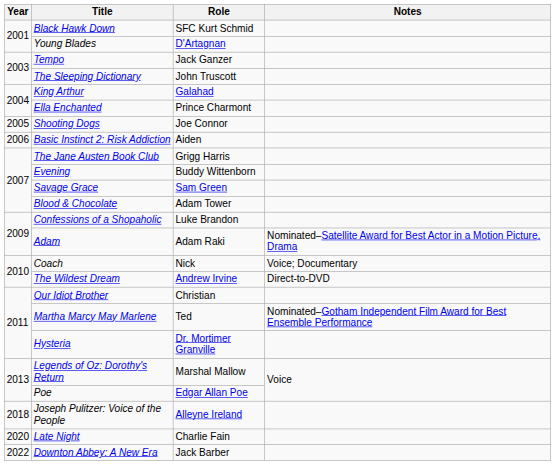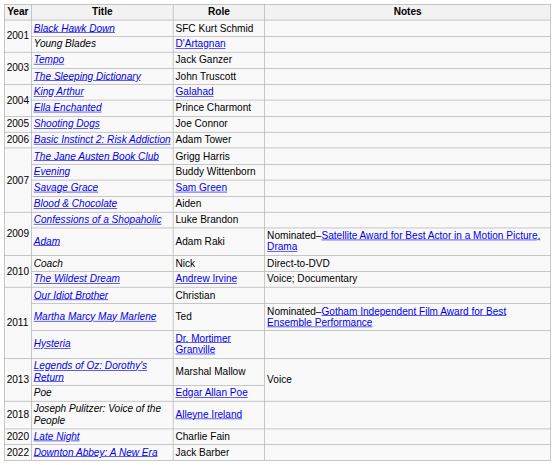(188, 140) Aiden -> (203, 140) Adam Tower
(203, 204) Adam Tower -> (188, 204) Aiden
(312, 263) Voice; Documentary -> (298, 263) Direct-to-DVD
(298, 279) Direct-to-DVD -> (312, 279) Voice; Documentary
